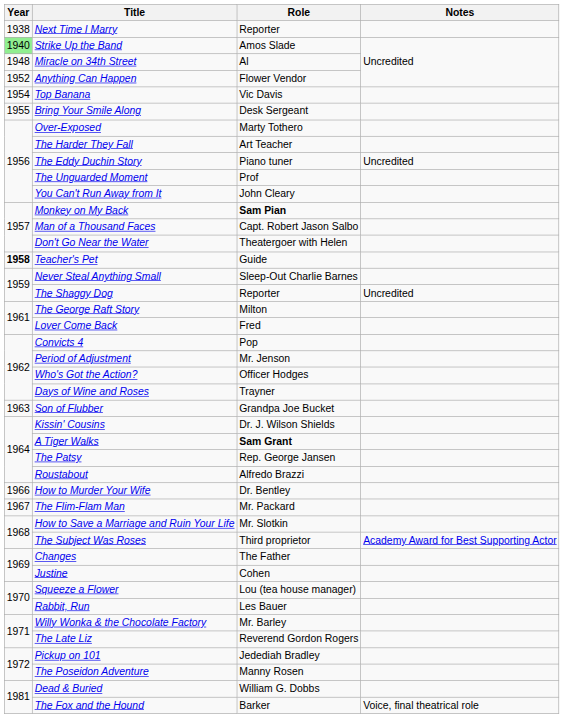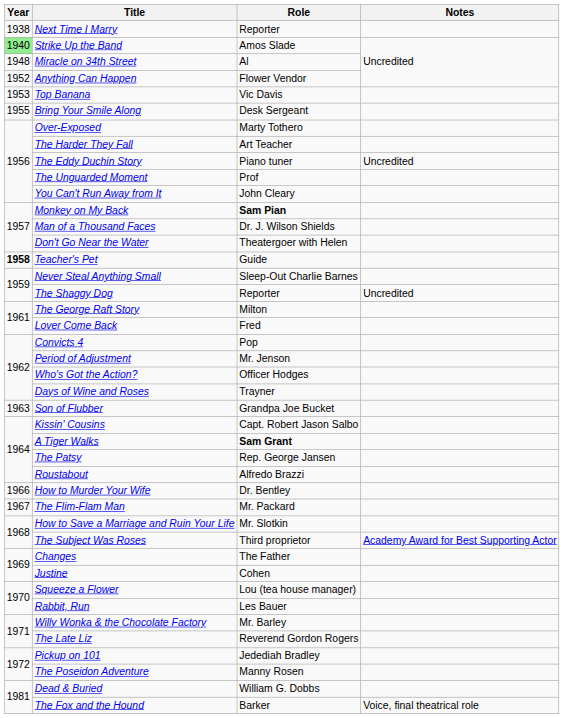(18, 95) 1954 -> (18, 95) 1953
(299, 227) Capt. Robert Jason Salbo -> (287, 227) Dr. J. Wilson Shields
(287, 425) Dr. J. Wilson Shields -> (299, 425) Capt. Robert Jason Salbo
